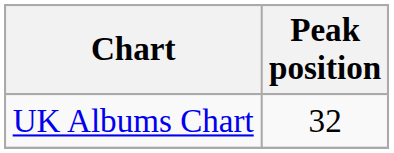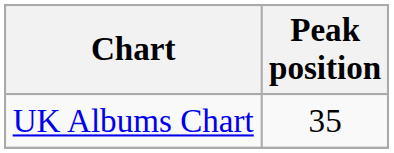(325, 120) 32 -> (325, 120) 35
